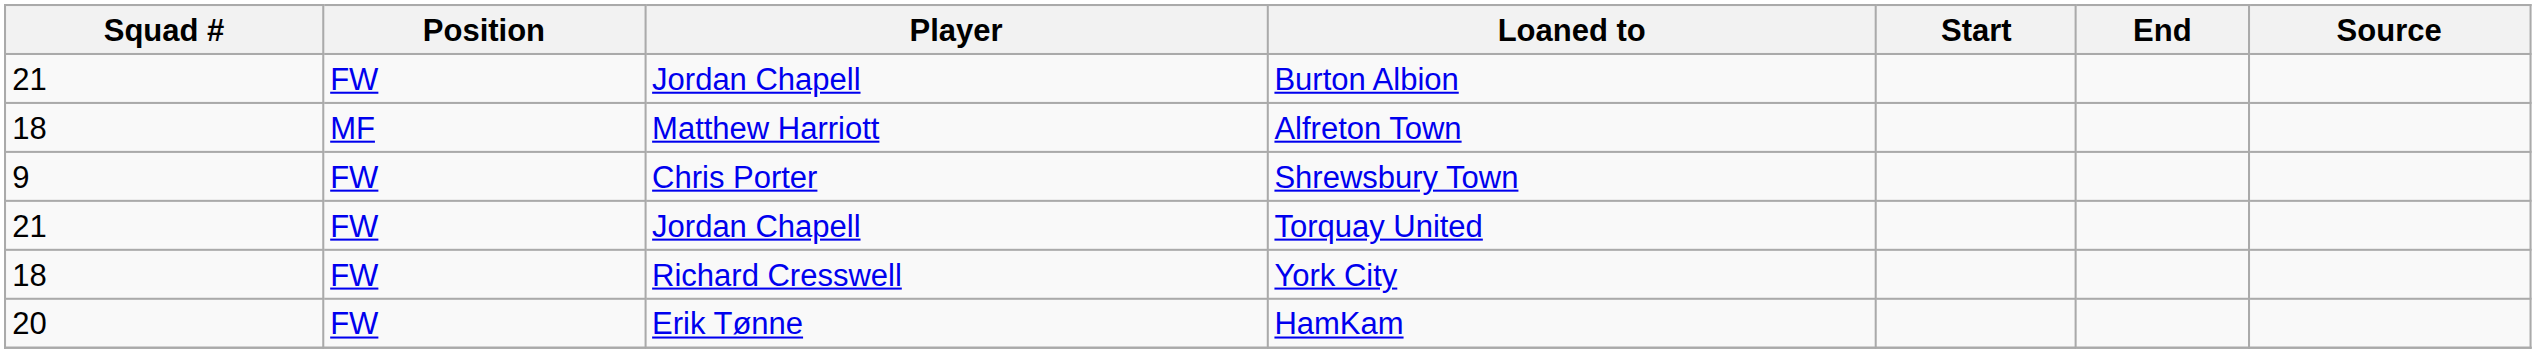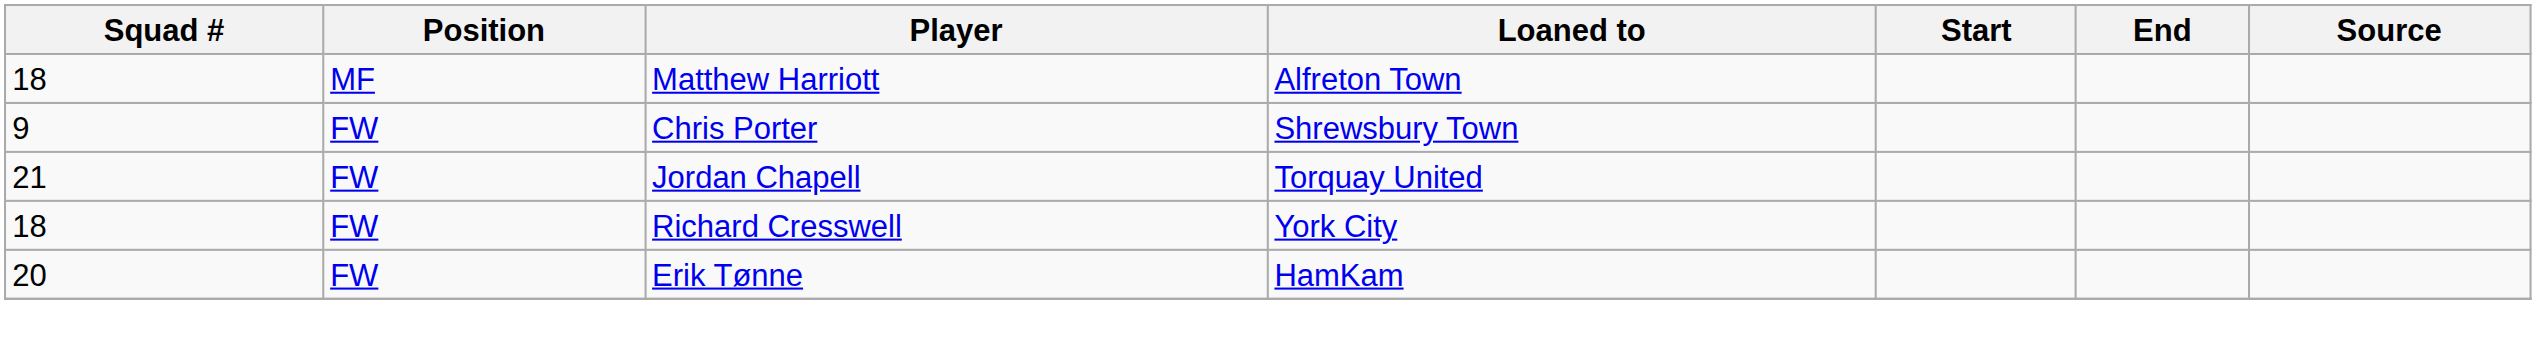- row: (1367, 79)
